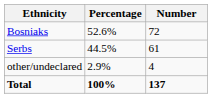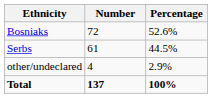columns swapped: (177, 13) <-> (115, 13)
